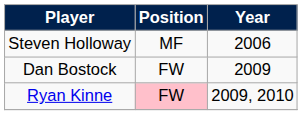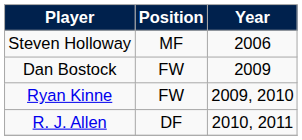(171, 95) pink background -> (171, 95) no background
+ row: (70, 122)
